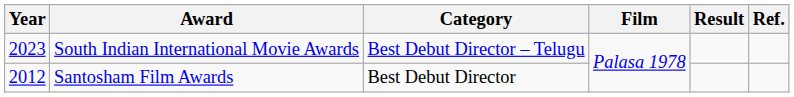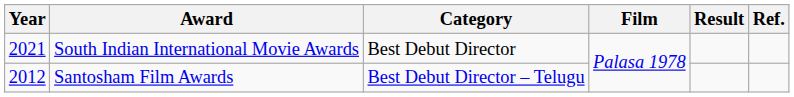(27, 48) 2023 -> (27, 48) 2021
(476, 48) Best Debut Director – Telugu -> (442, 48) Best Debut Director
(442, 77) Best Debut Director -> (476, 77) Best Debut Director – Telugu
